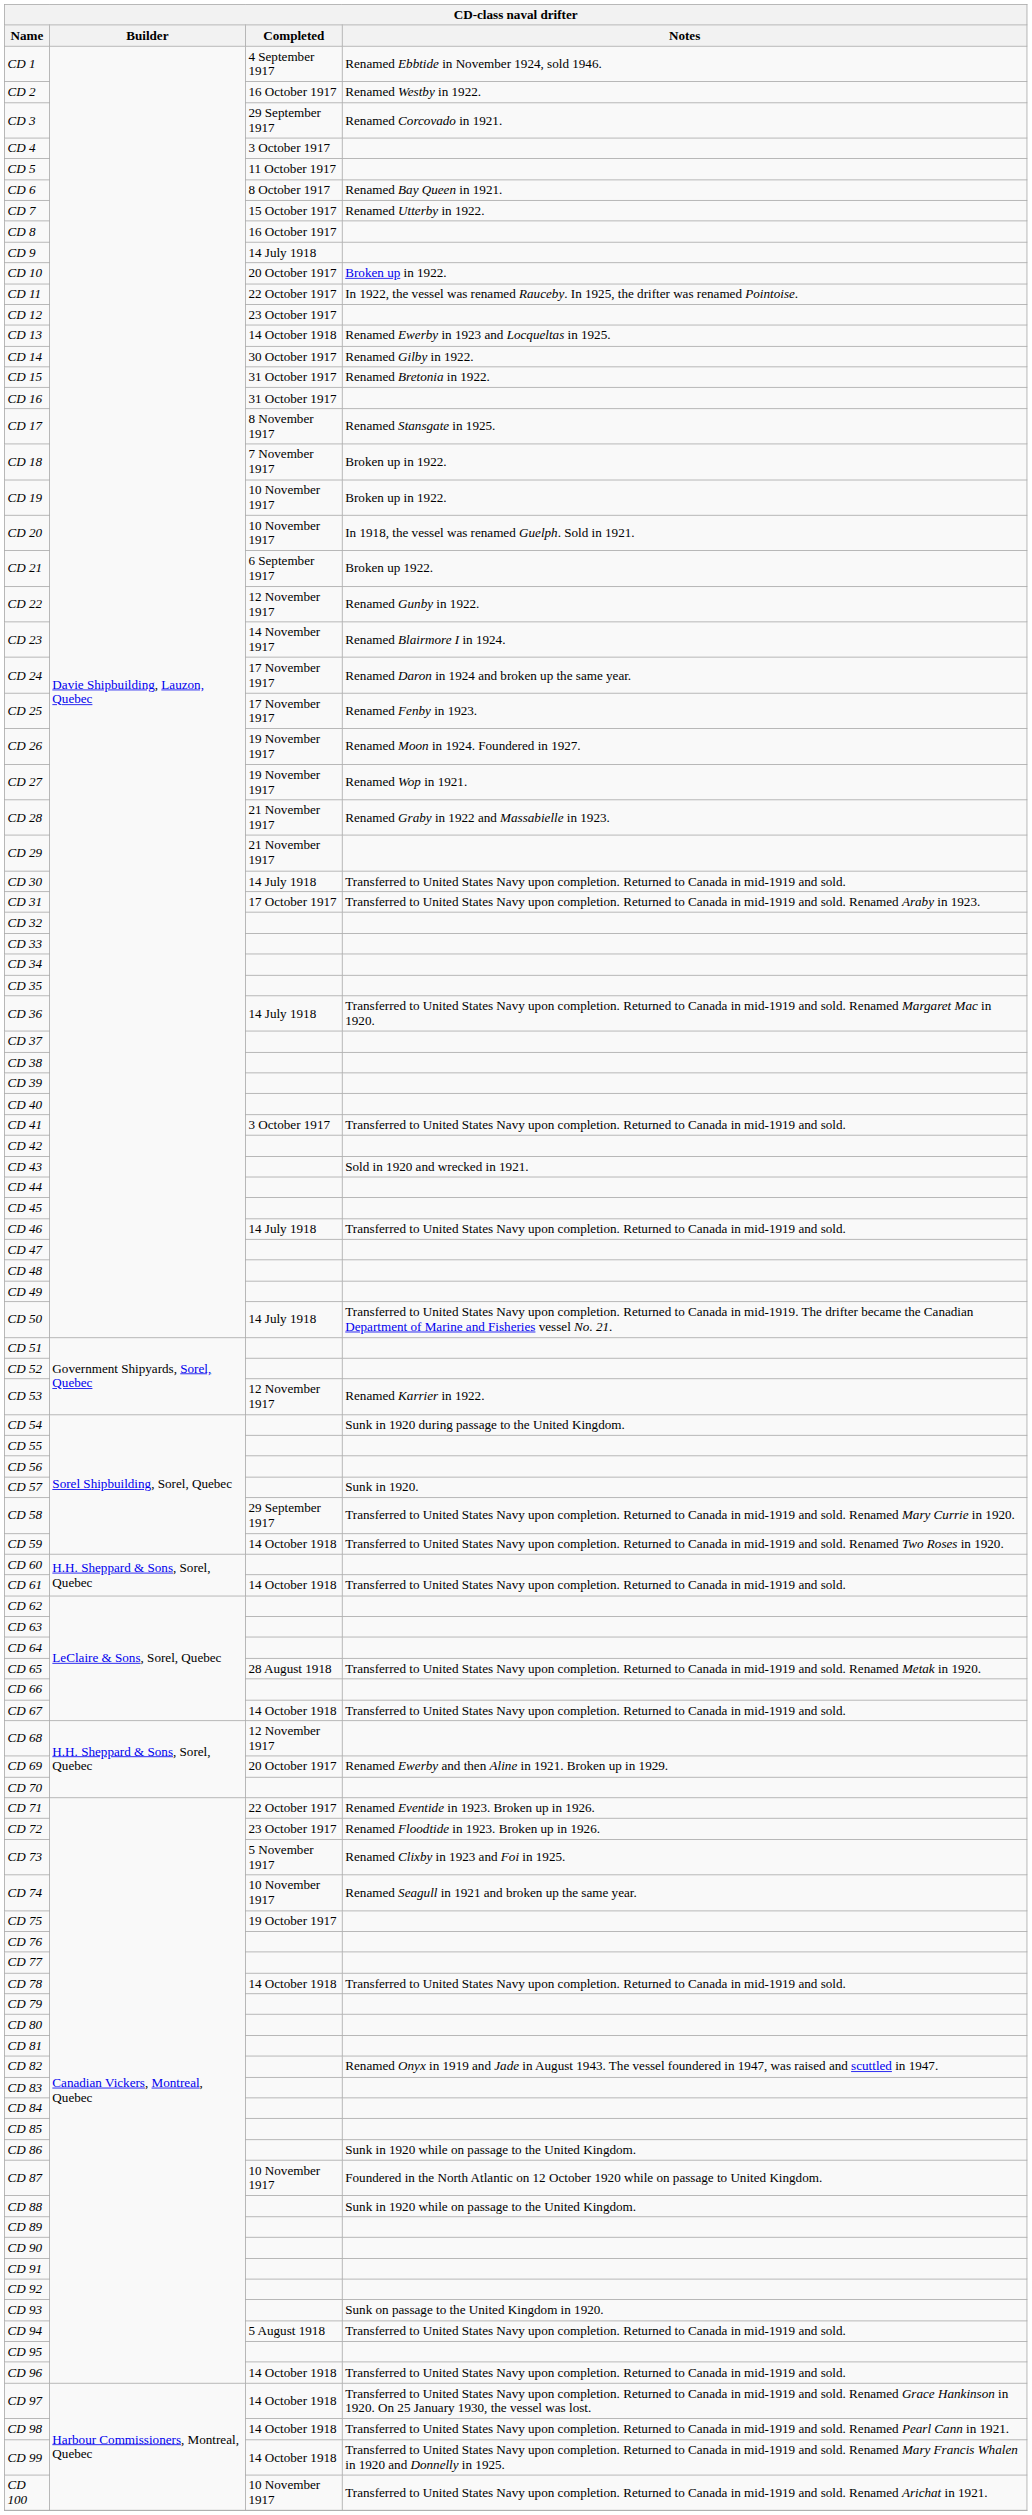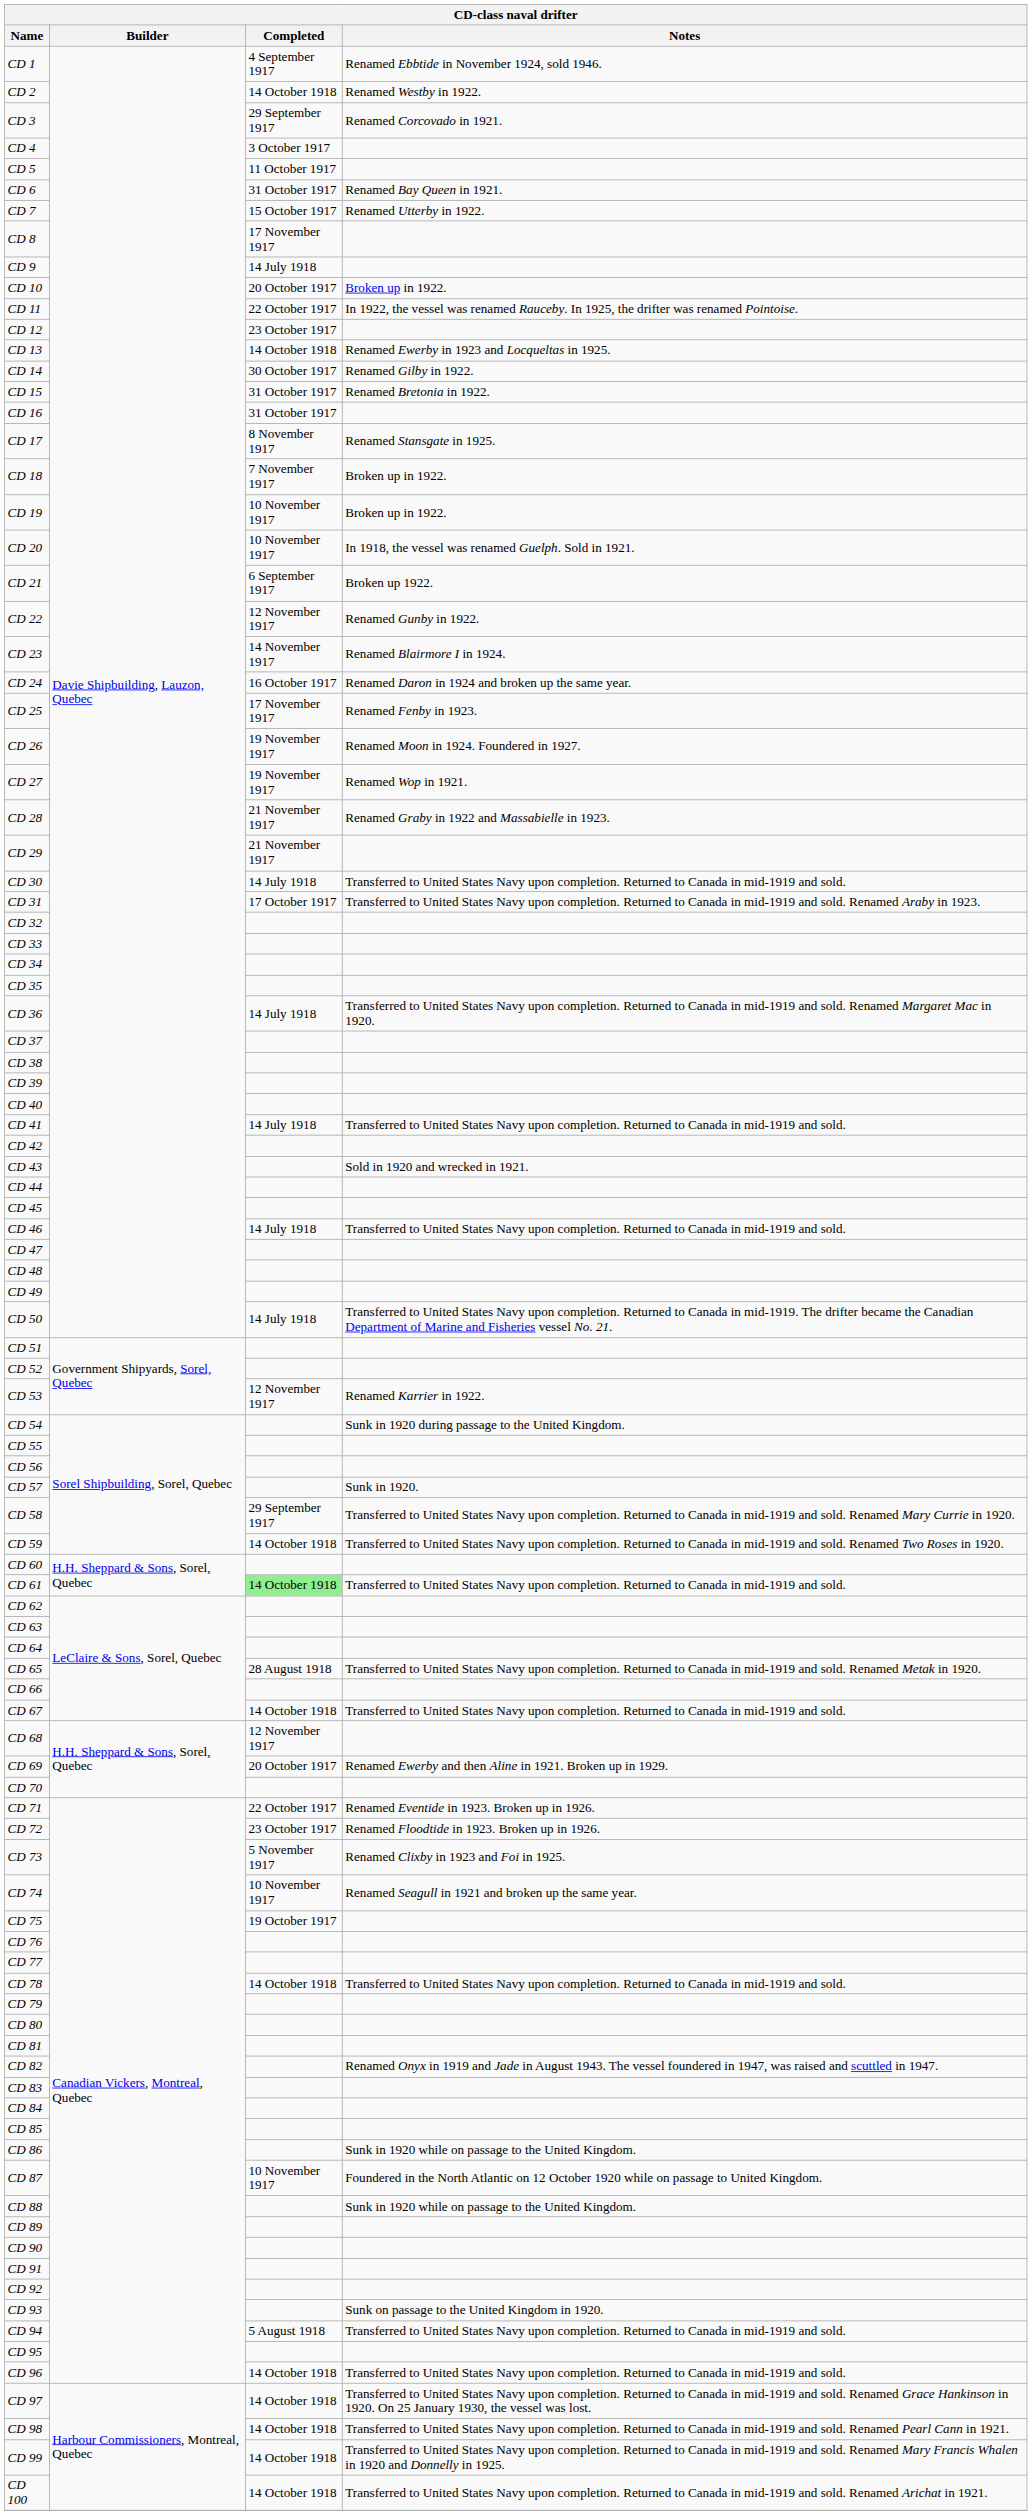(292, 92) 16 October 1917 -> (292, 92) 14 October 1918
(289, 190) 8 October 1917 -> (292, 190) 31 October 1917
(292, 231) 16 October 1917 -> (284, 239) 17 November 1917
(284, 675) 17 November 1917 -> (292, 682) 16 October 1917
(289, 1124) 3 October 1917 -> (282, 1124) 14 July 1918
(292, 1585) no background -> (292, 1585) lightgreen background
(284, 2492) 10 November 1917 -> (292, 2492) 14 October 1918
